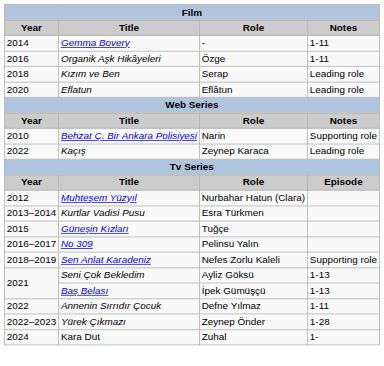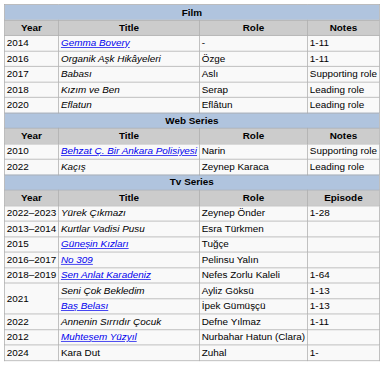+ row: (76, 74)
rows swapped: (99, 198) <-> (93, 321)
(343, 260) Supporting role -> (320, 275) 1-64
